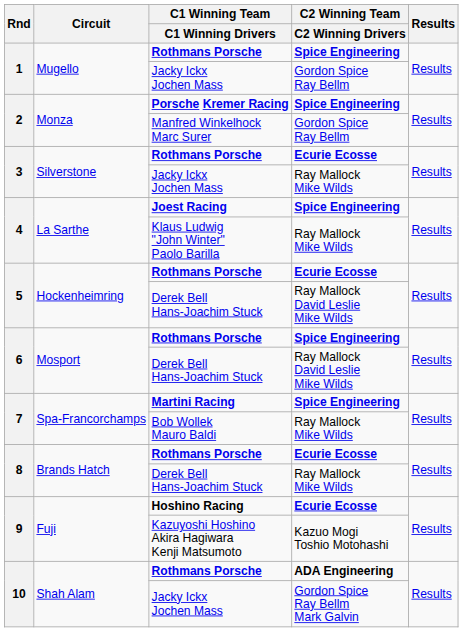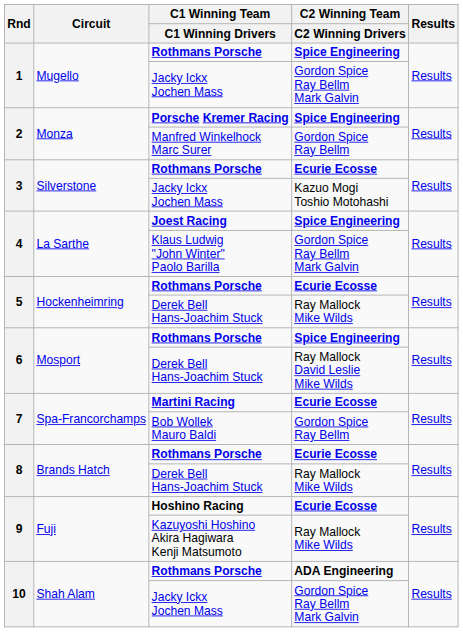(331, 78) Gordon Spice Ray Bellm -> (331, 85) Gordon Spice Ray Bellm Mark Galvin
(327, 182) Ray Mallock Mike Wilds -> (341, 195) Kazuo Mogi Toshio Motohashi
(327, 240) Ray Mallock Mike Wilds -> (331, 254) Gordon Spice Ray Bellm Mark Galvin
(327, 305) Ray Mallock David Leslie Mike Wilds -> (327, 312) Ray Mallock Mike Wilds
(347, 403) Spice Engineering -> (336, 403) Ecurie Ecosse
(327, 429) Ray Mallock Mike Wilds -> (331, 429) Gordon Spice Ray Bellm
(341, 539) Kazuo Mogi Toshio Motohashi -> (327, 539) Ray Mallock Mike Wilds
